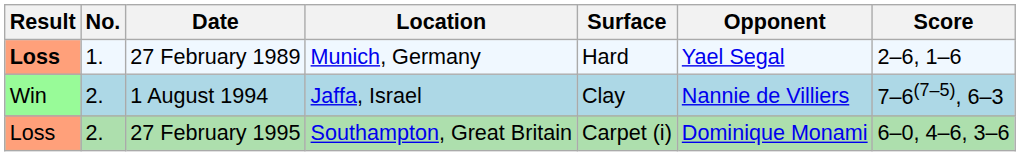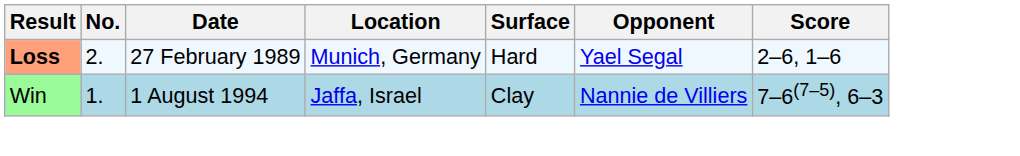(95, 56) 1. -> (95, 56) 2.
(95, 94) 2. -> (95, 94) 1.
- row: (215, 132)
